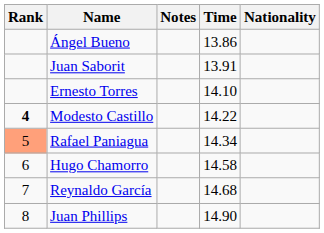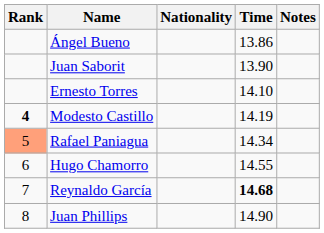columns swapped: (280, 17) <-> (178, 17)
(220, 66) 13.91 -> (256, 66) 13.90
(220, 116) 14.22 -> (256, 116) 14.19
(220, 165) 14.58 -> (256, 165) 14.55
(220, 190) normal -> (256, 190) bold
